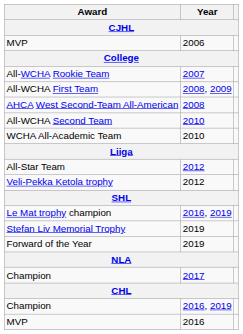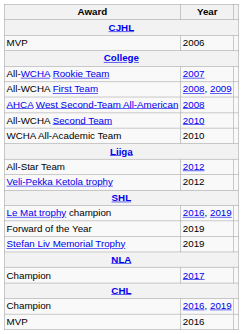rows swapped: (49, 244) <-> (66, 228)
